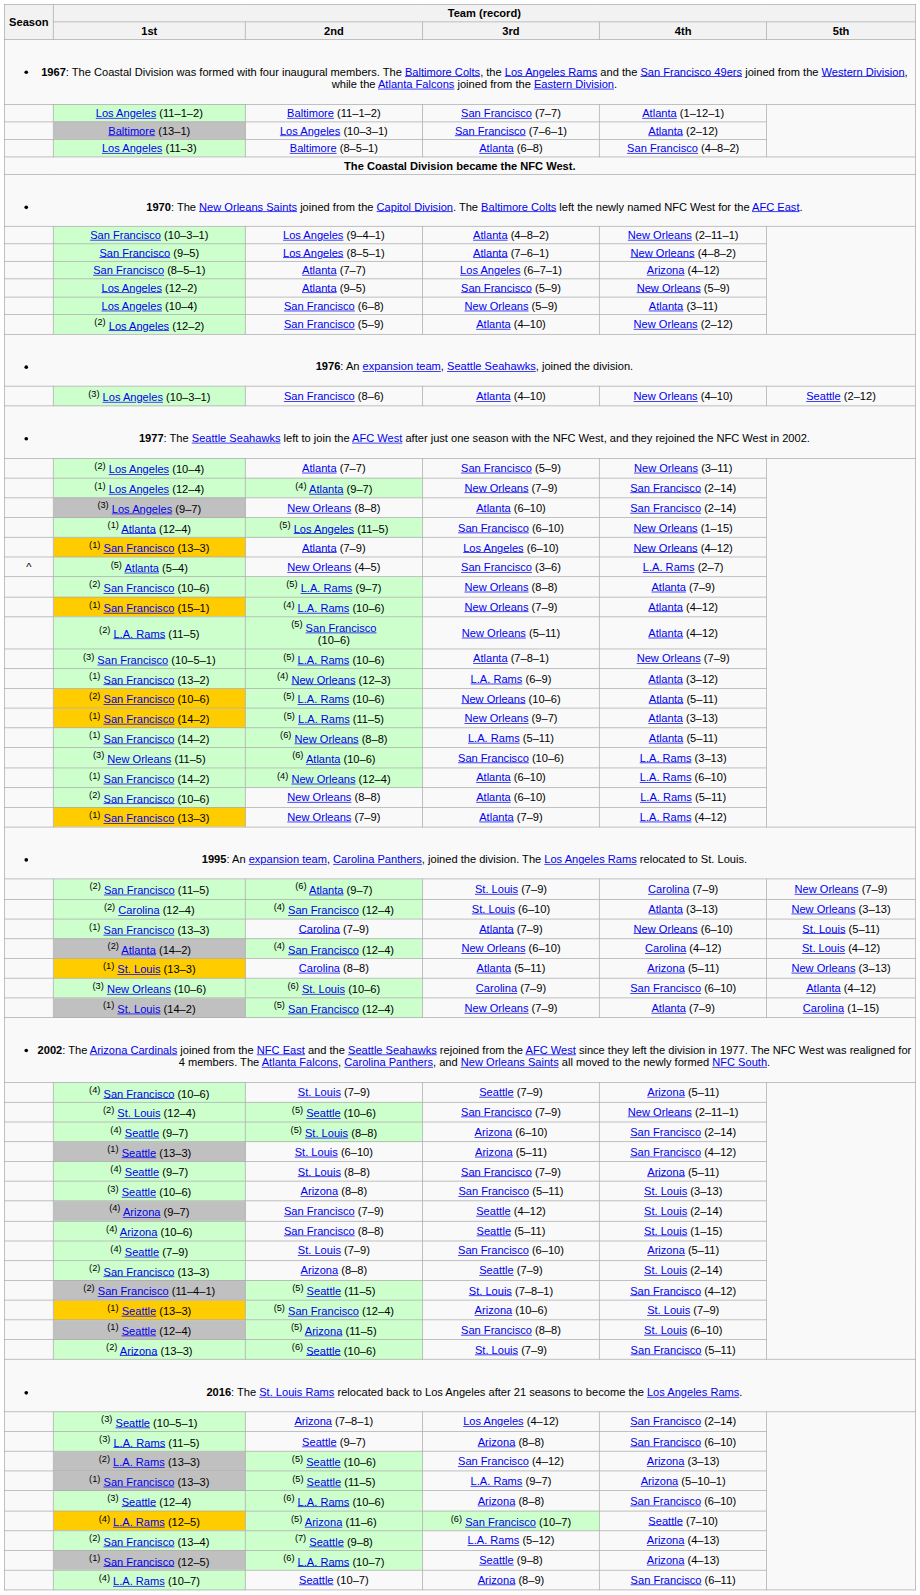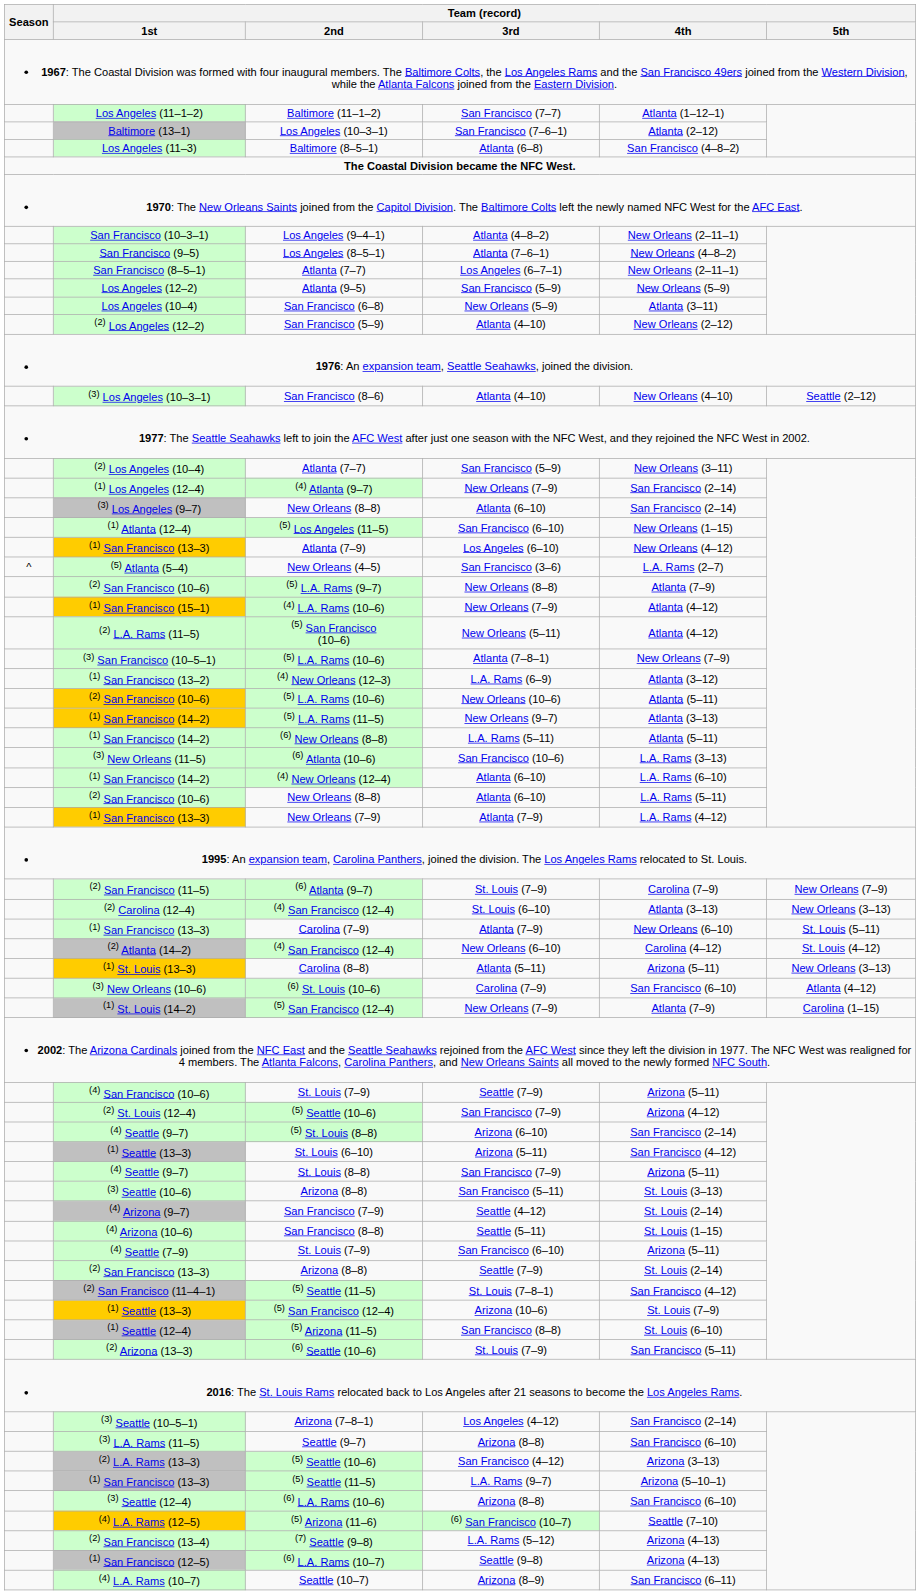(683, 271) Arizona (4–12) -> (683, 271) New Orleans (2–11–1)
(683, 1112) New Orleans (2–11–1) -> (683, 1112) Arizona (4–12)
